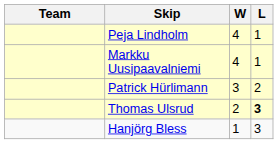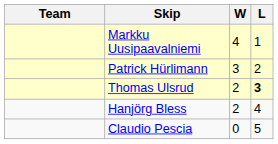- row: (148, 34)
(236, 128) 1 -> (236, 108) 2
(257, 128) 3 -> (257, 108) 4
+ row: (150, 128)
